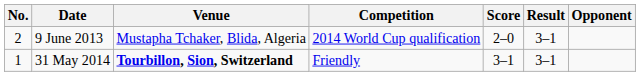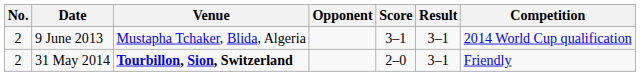columns swapped: (602, 15) <-> (396, 15)
(503, 37) 2–0 -> (396, 37) 3–1
(18, 60) 1 -> (18, 60) 2
(503, 60) 3–1 -> (396, 60) 2–0
